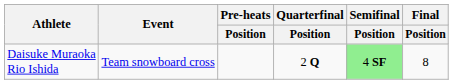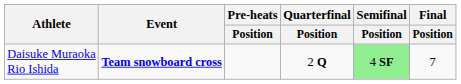(158, 62) normal -> (162, 62) bold
(426, 62) 8 -> (433, 62) 7
